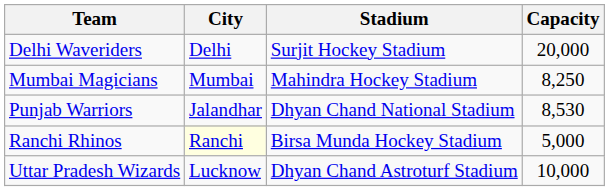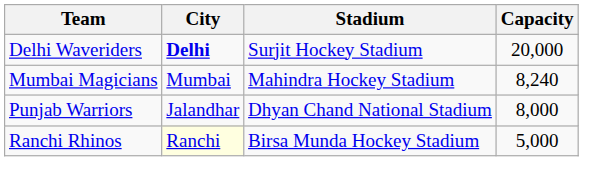(210, 49) normal -> (188, 49) bold
(563, 79) 8,250 -> (537, 79) 8,240
(563, 110) 8,530 -> (537, 110) 8,000
- row: (95, 170)
